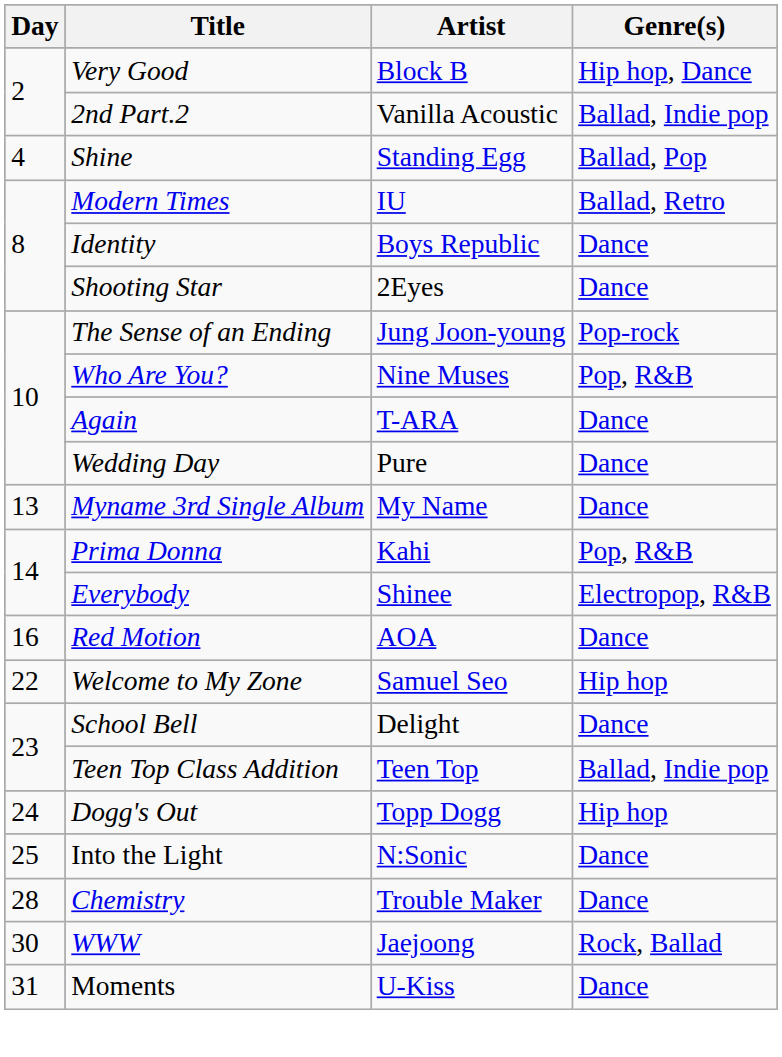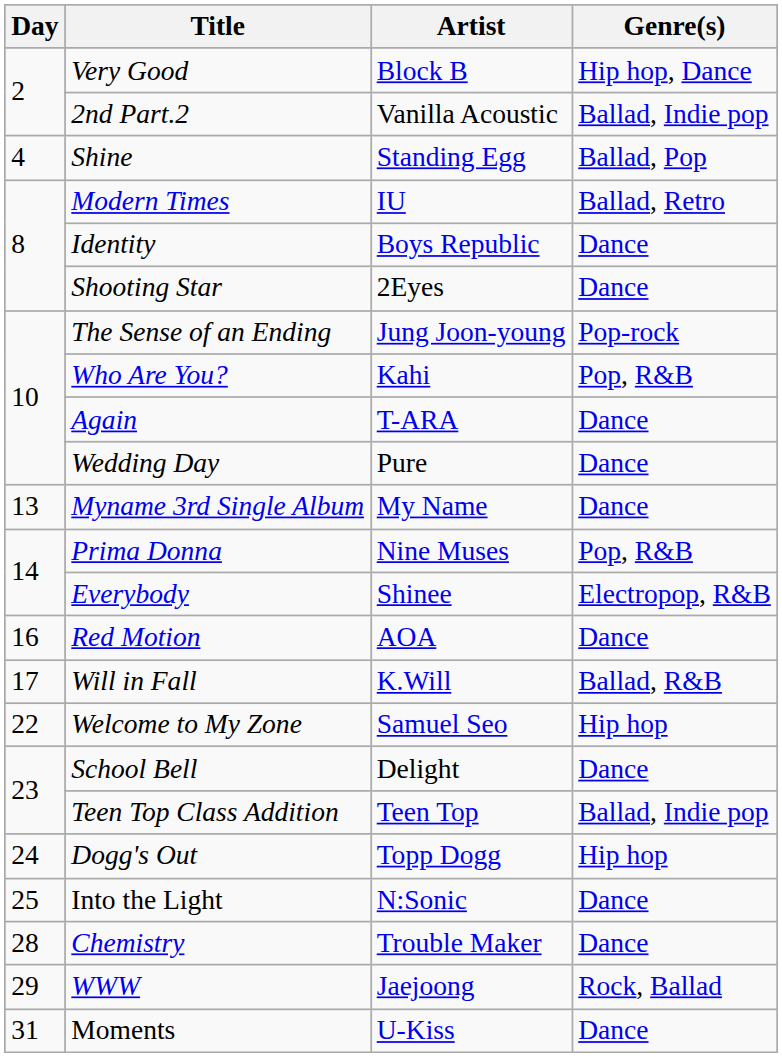(443, 375) Nine Muses -> (403, 375) Kahi
(403, 550) Kahi -> (443, 550) Nine Muses
+ row: (134, 680)
(25, 942) 30 -> (25, 986) 29
